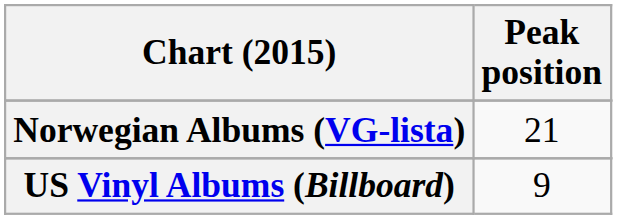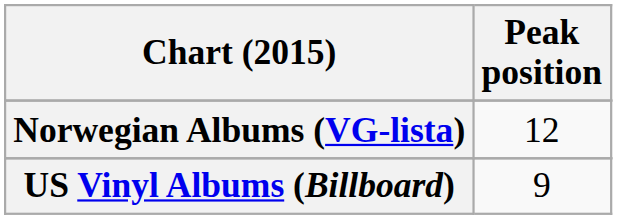(542, 128) 21 -> (542, 128) 12
